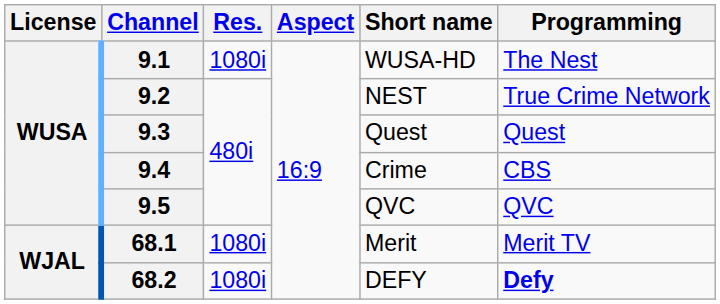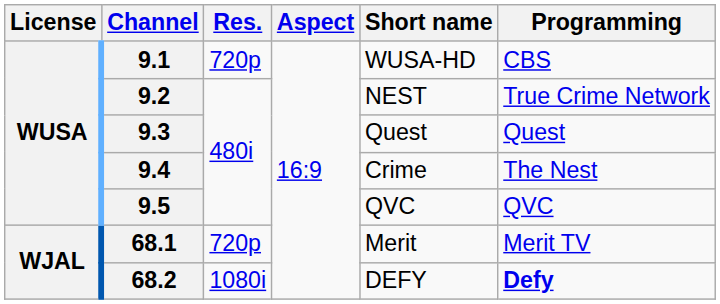(238, 59) 1080i -> (235, 59) 720p
(550, 59) The Nest -> (527, 59) CBS
(527, 170) CBS -> (550, 170) The Nest
(238, 243) 1080i -> (235, 243) 720p
